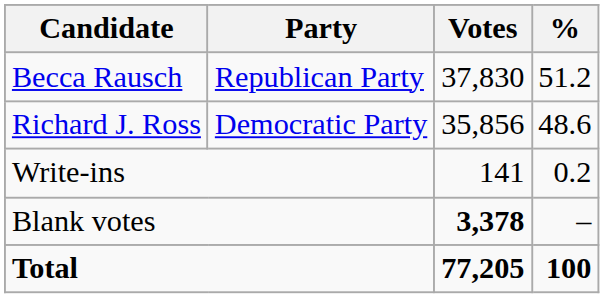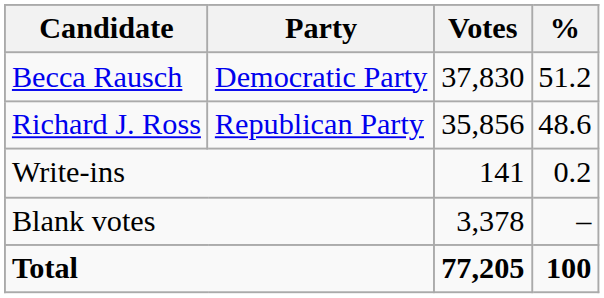(319, 76) Republican Party -> (321, 76) Democratic Party
(321, 124) Democratic Party -> (319, 124) Republican Party
(490, 220) bold -> (490, 220) normal
